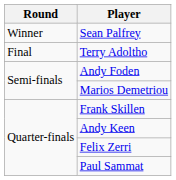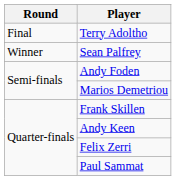rows swapped: (110, 33) <-> (113, 52)
